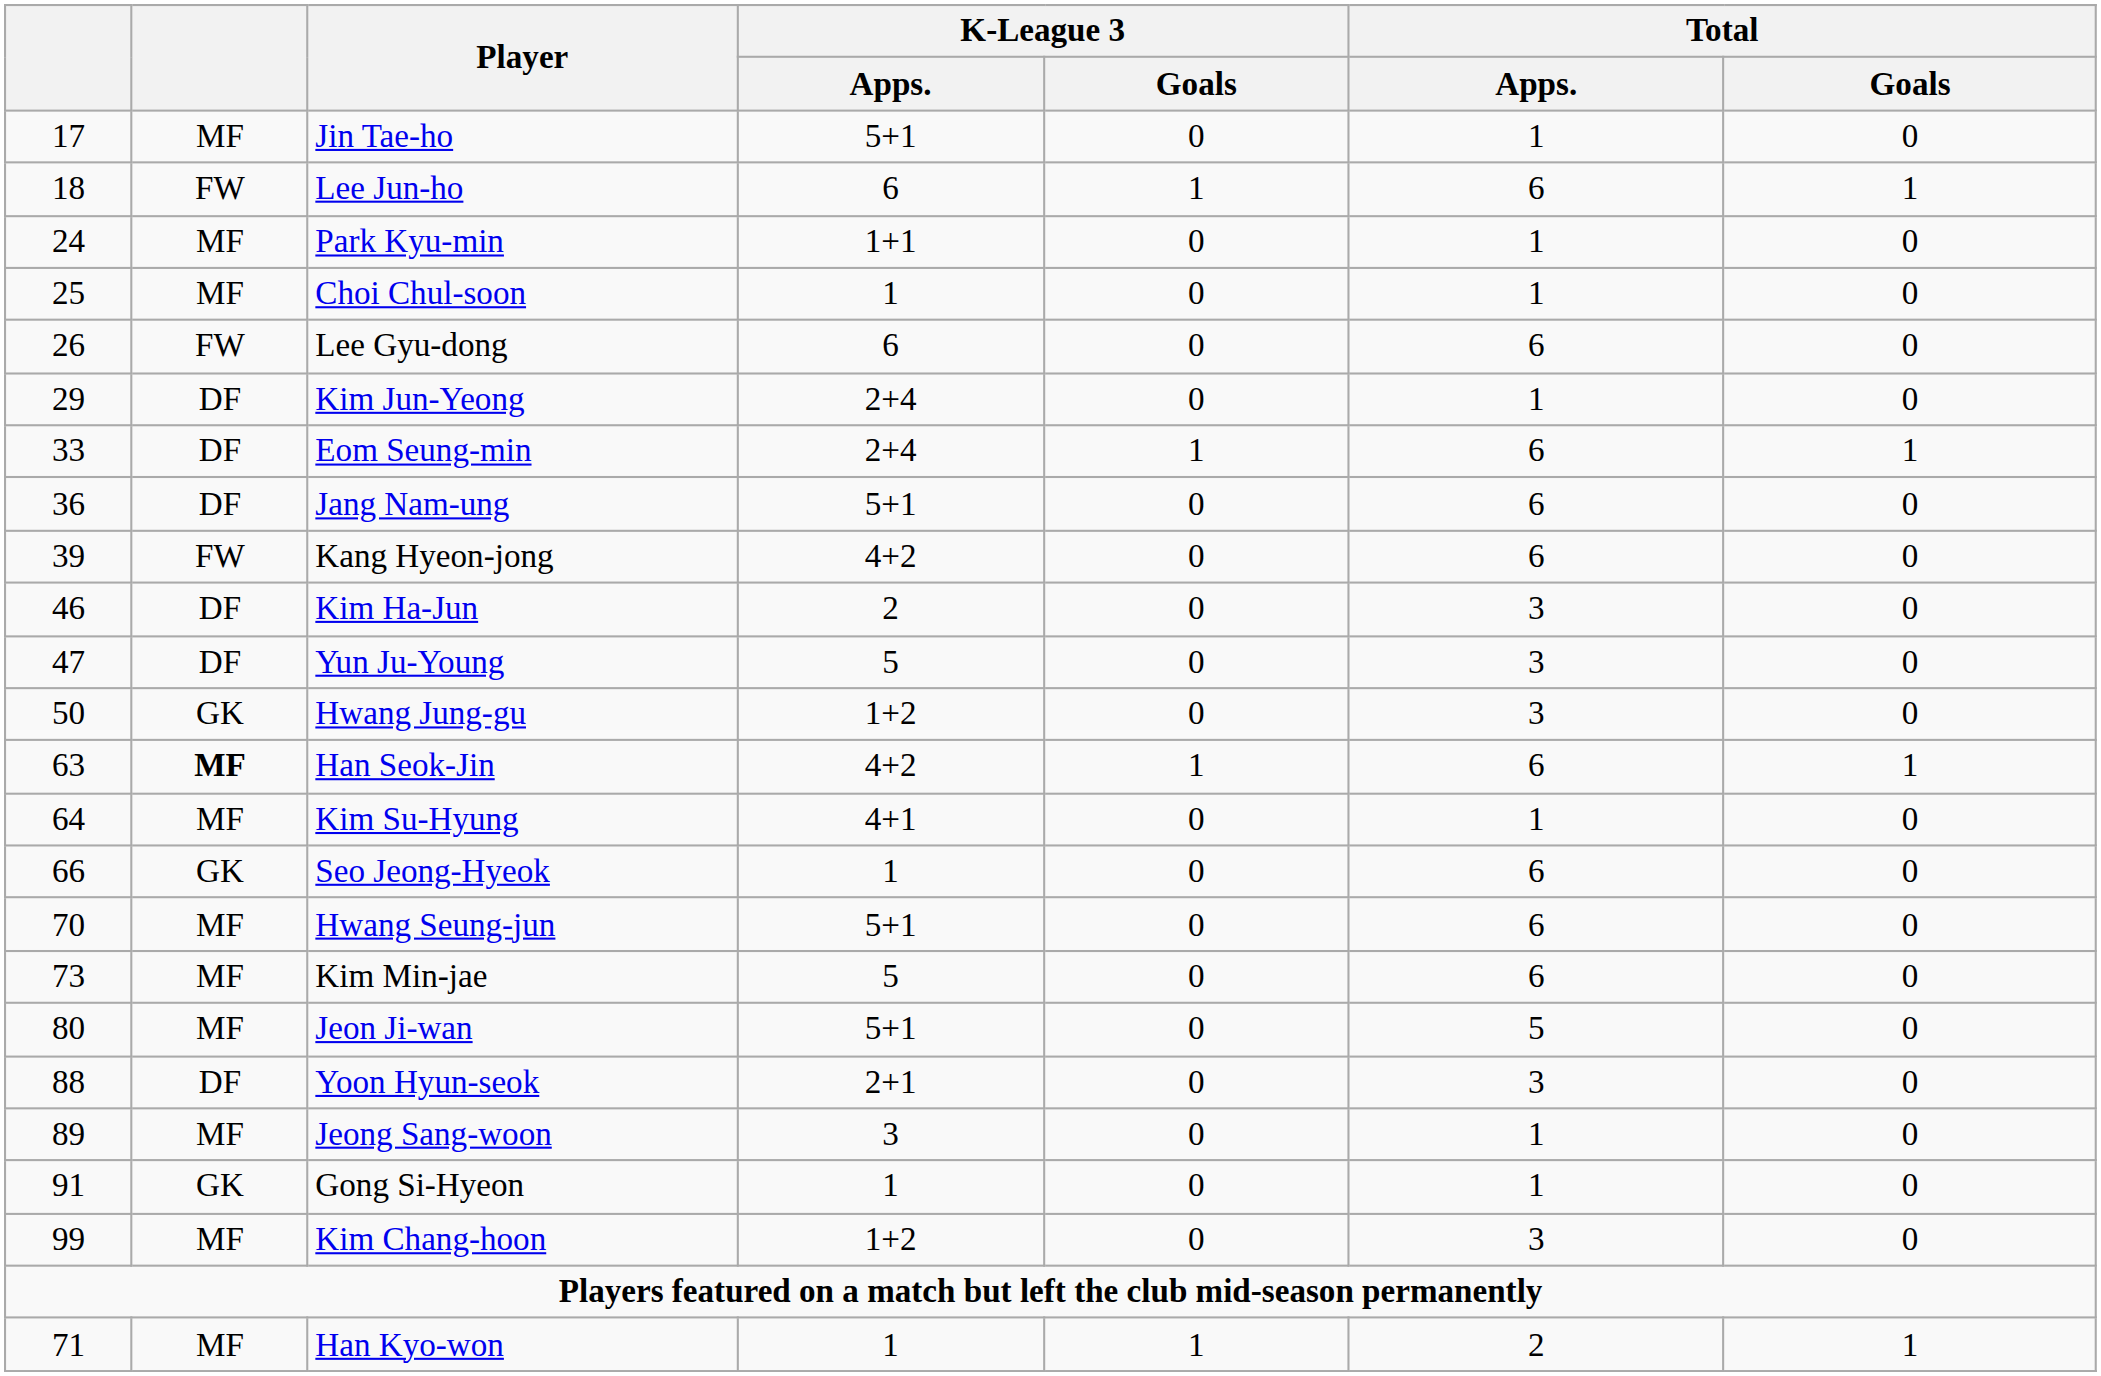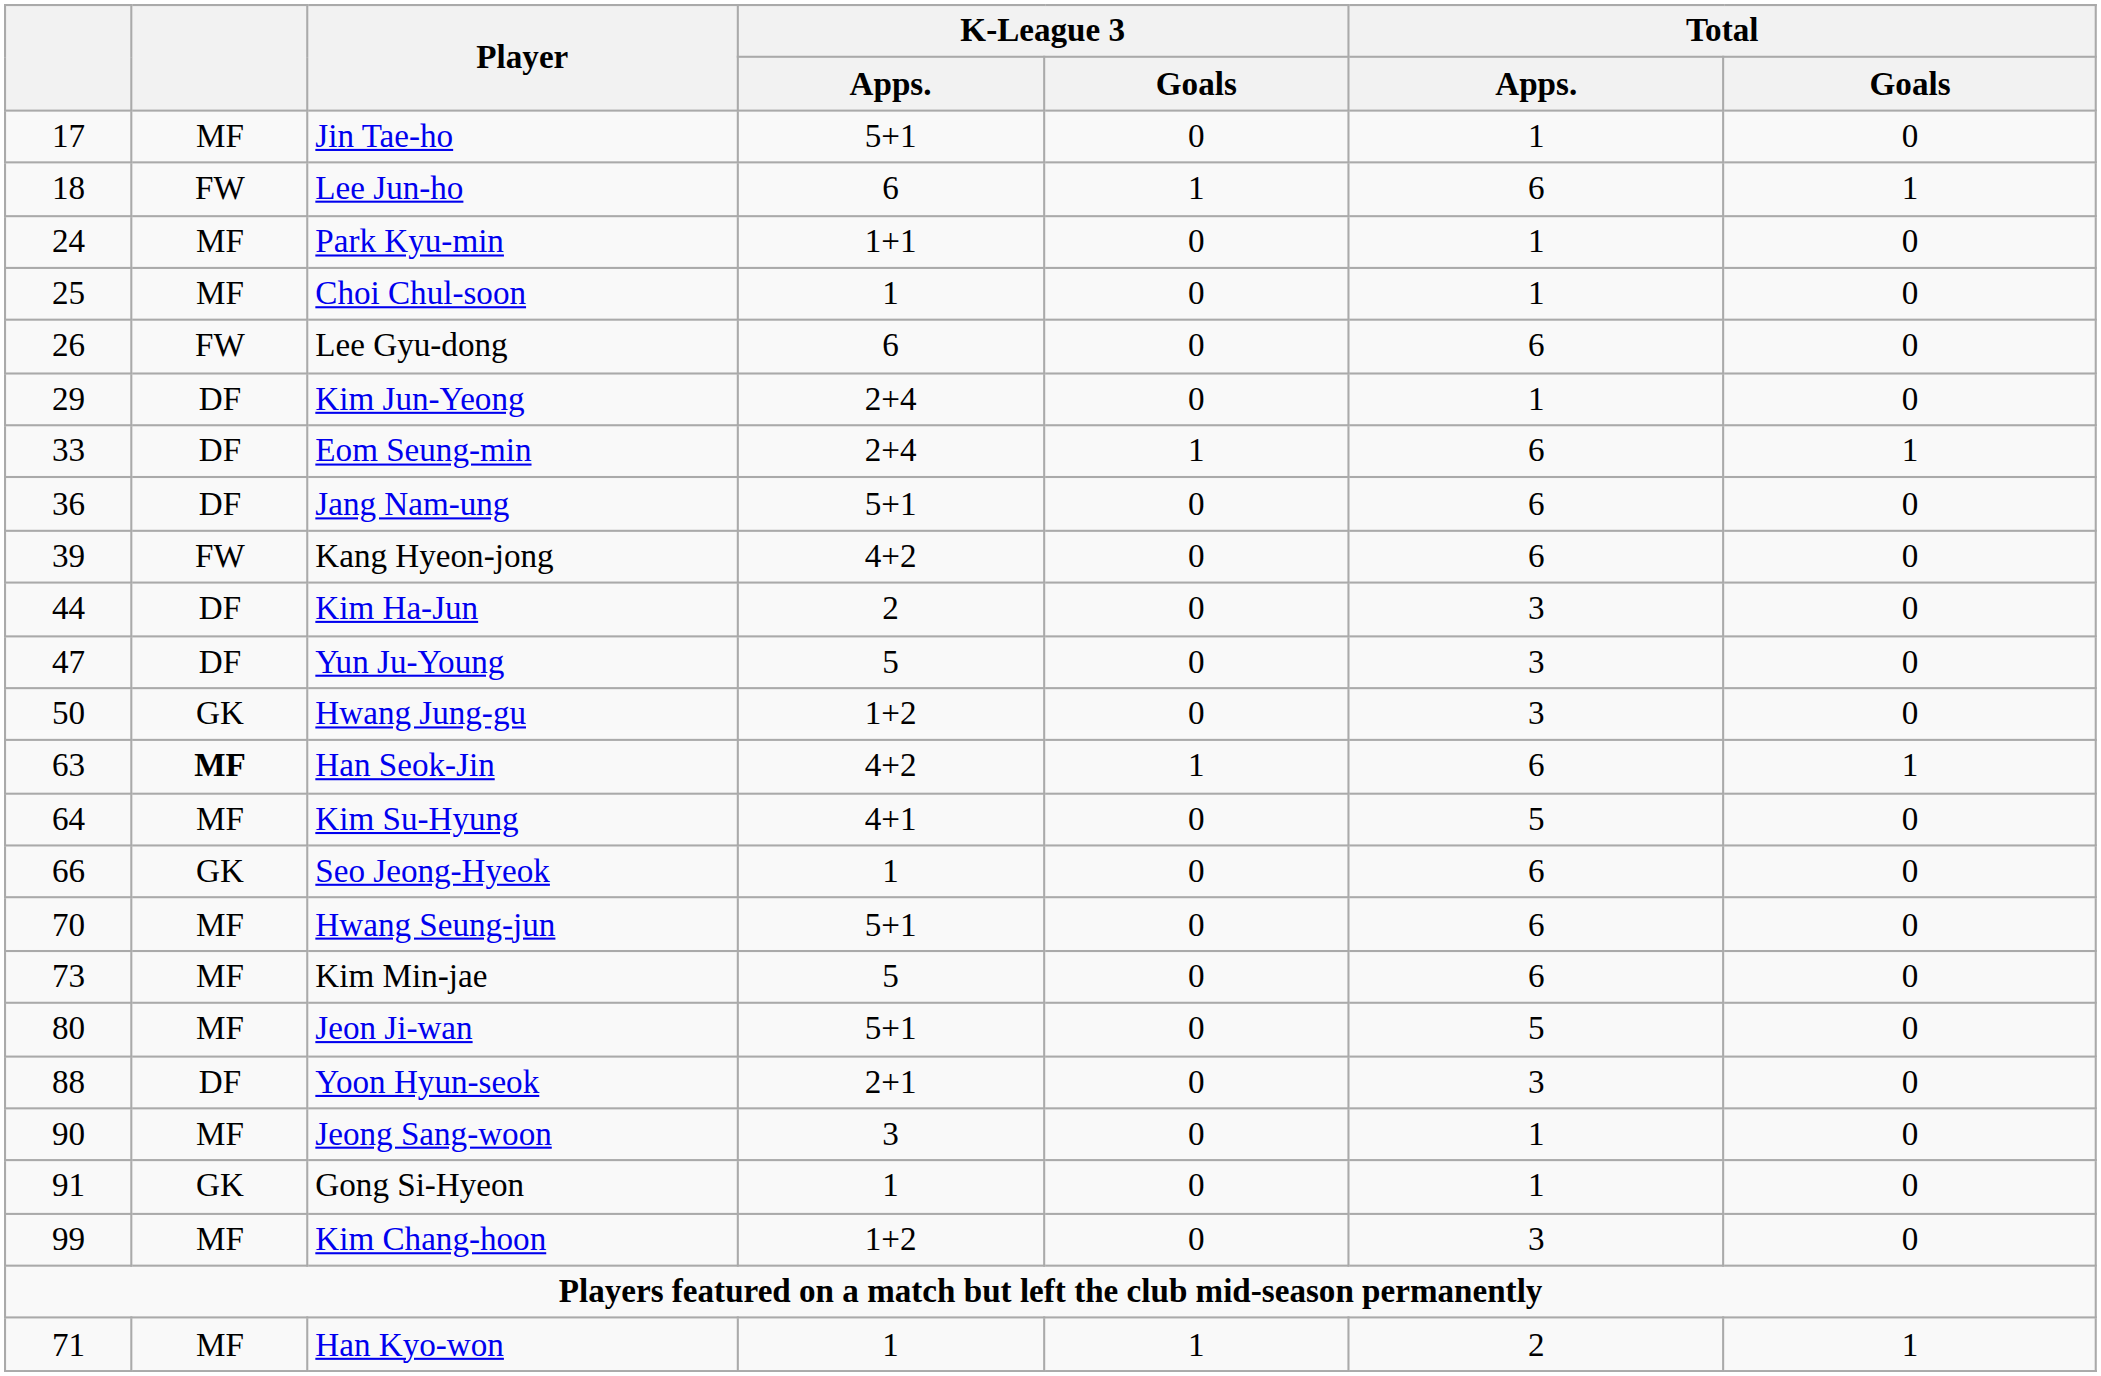(69, 608) 46 -> (69, 608) 44
(1536, 818) 1 -> (1536, 818) 5
(69, 1133) 89 -> (69, 1133) 90
